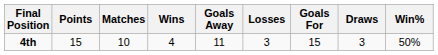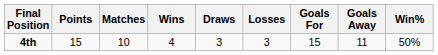columns swapped: (362, 19) <-> (219, 19)
